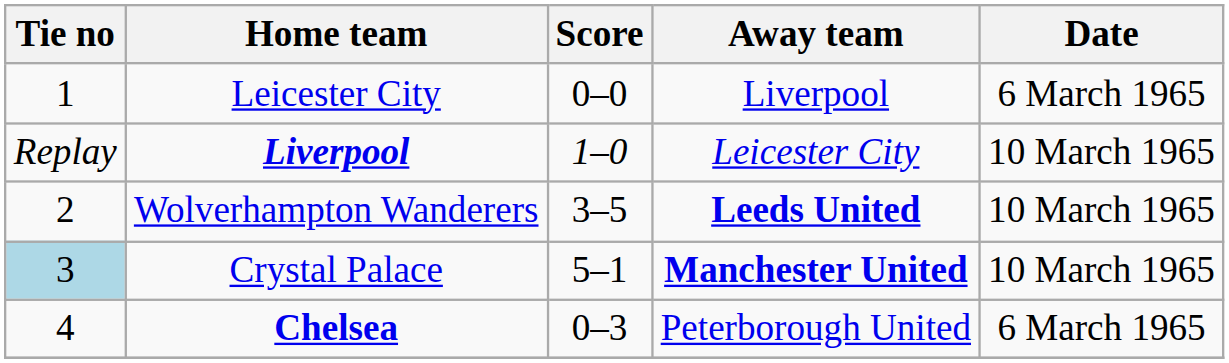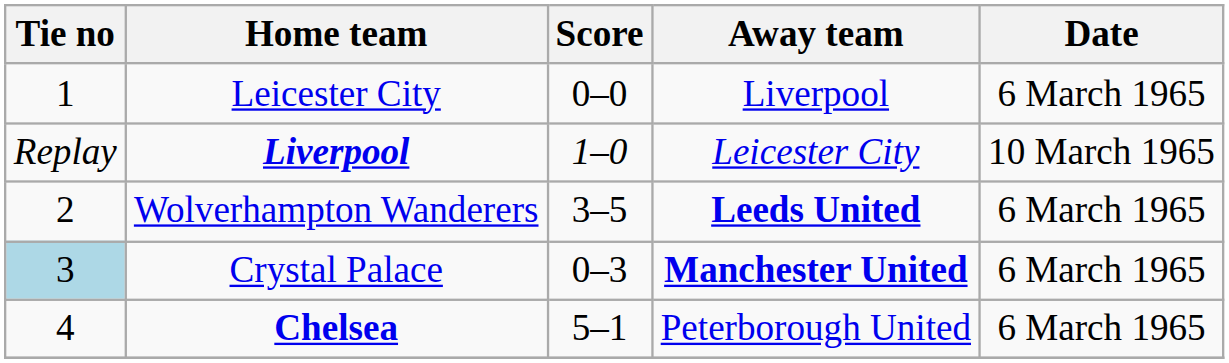(1102, 210) 10 March 1965 -> (1102, 210) 6 March 1965
(600, 269) 5–1 -> (600, 269) 0–3
(1102, 269) 10 March 1965 -> (1102, 269) 6 March 1965
(600, 328) 0–3 -> (600, 328) 5–1
